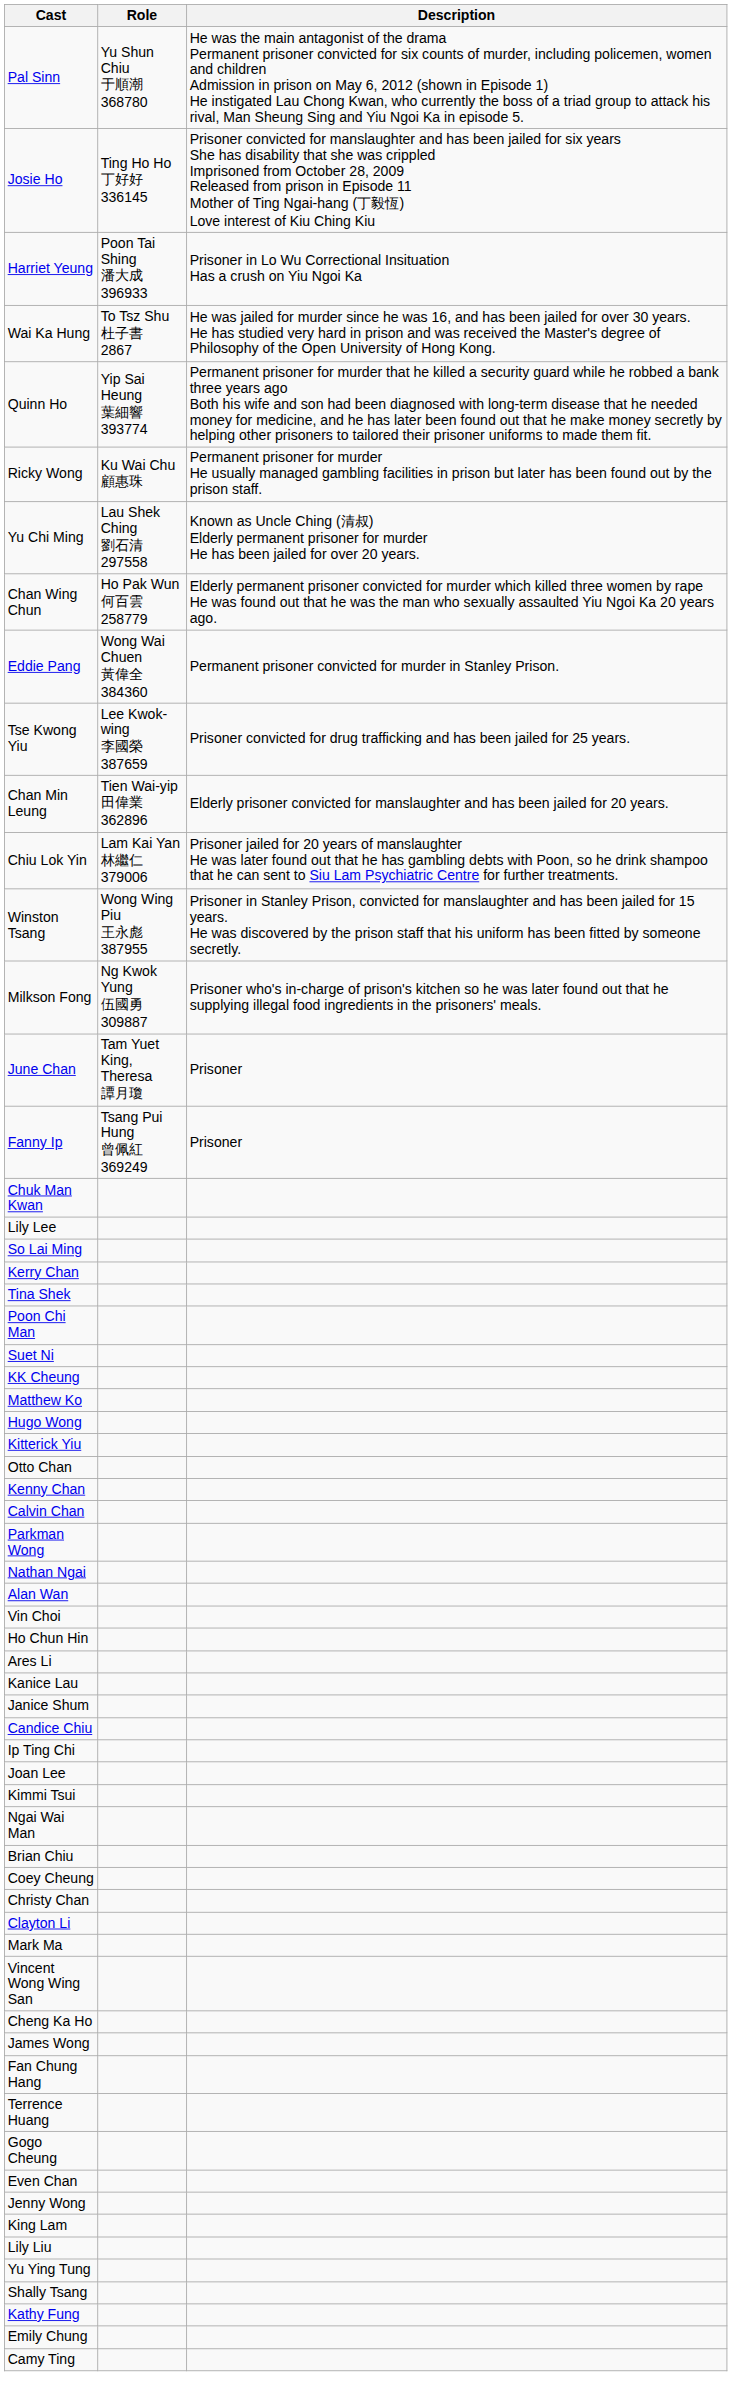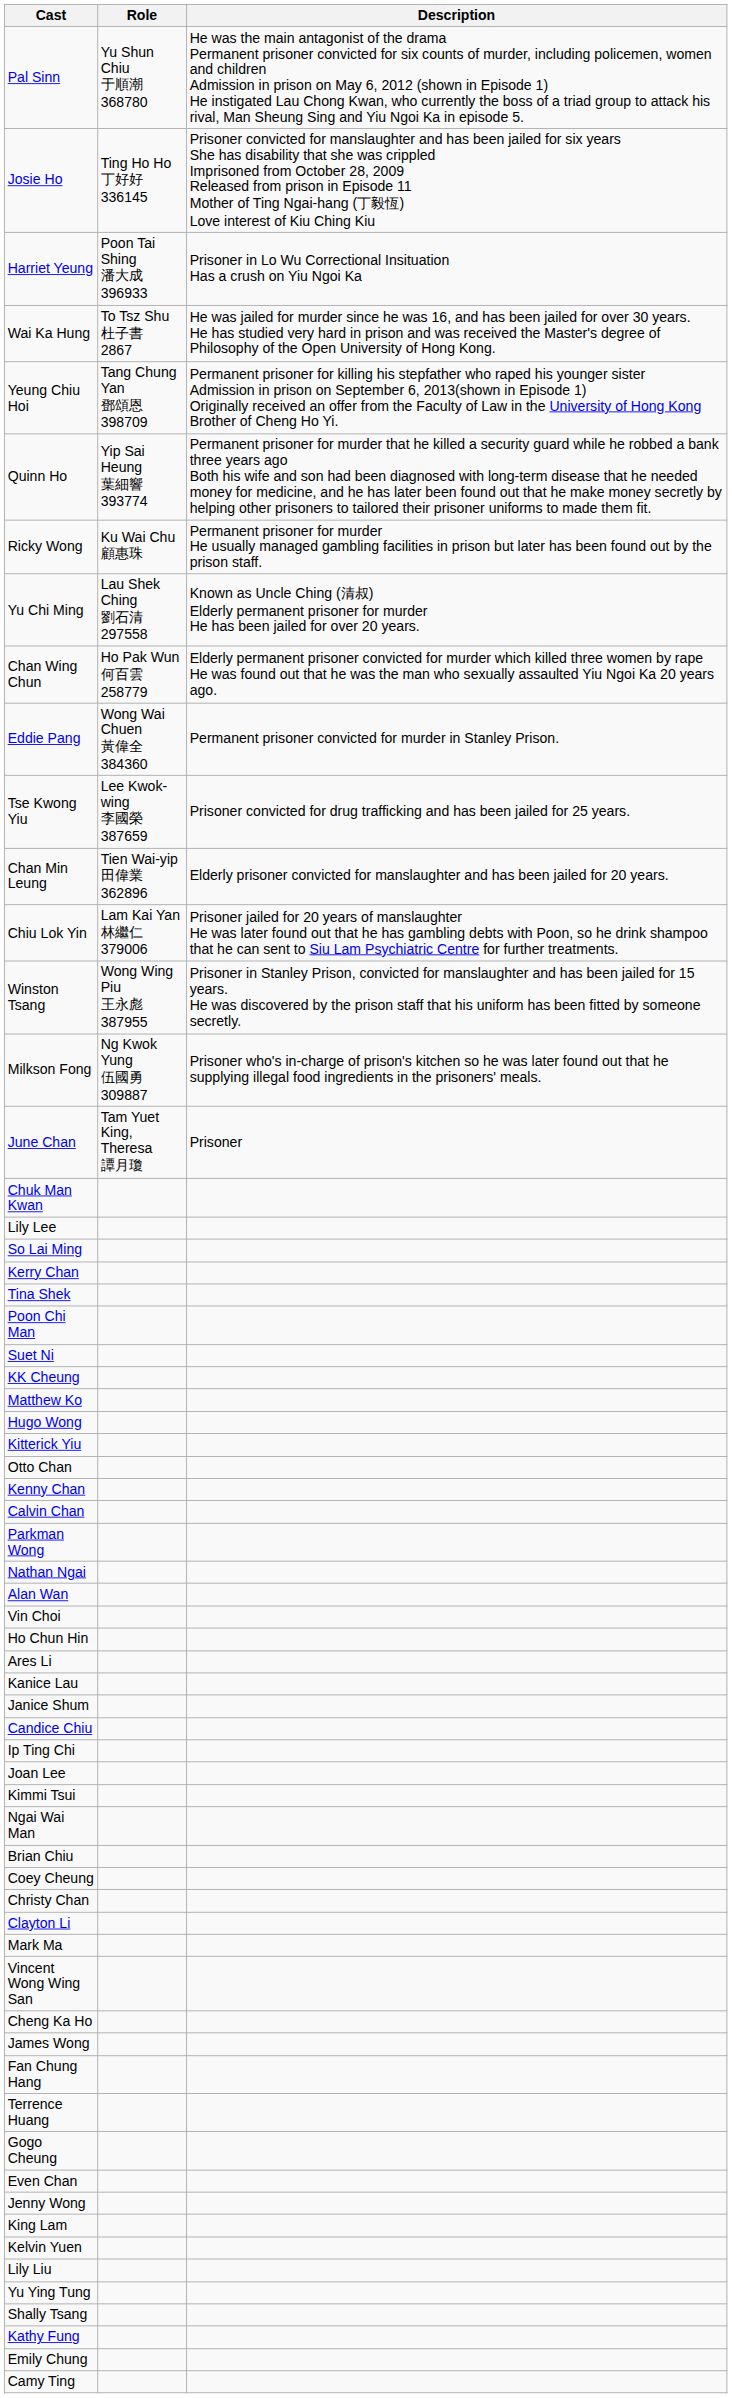+ row: (44, 397)
- row: (35, 1142)
+ row: (45, 2248)
